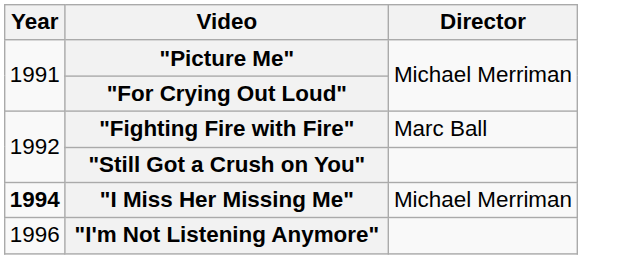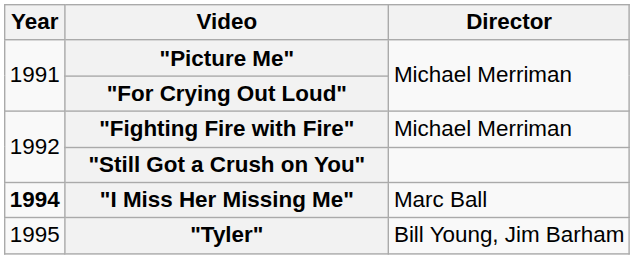(441, 128) Marc Ball -> (483, 128) Michael Merriman
(483, 199) Michael Merriman -> (441, 199) Marc Ball
+ row: (227, 235)
- row: (227, 235)
